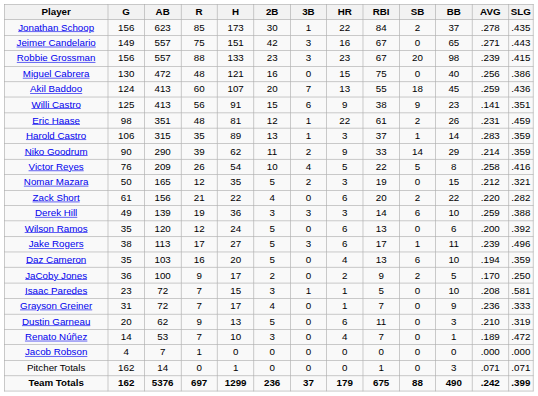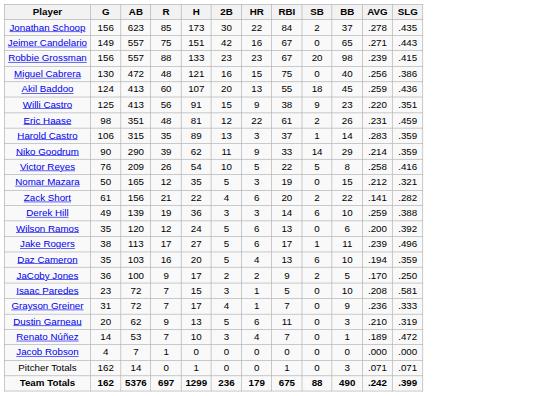- column: (308, 12)
(490, 105) .141 -> (377, 105) .220
(490, 197) .220 -> (377, 197) .141
